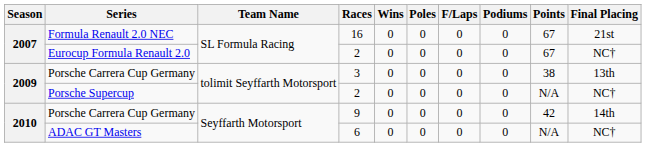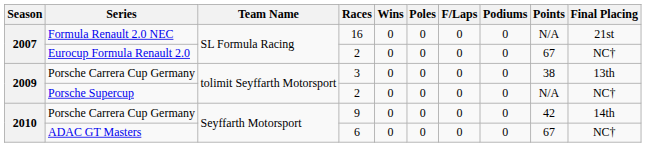(549, 34) 67 -> (549, 34) N/A
(549, 133) N/A -> (549, 133) 67
